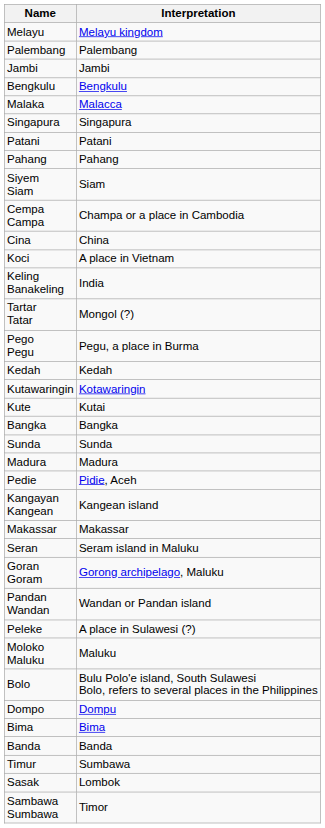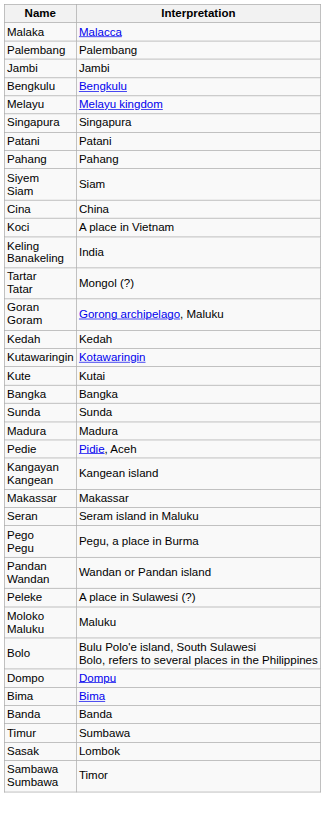rows swapped: (26, 31) <-> (26, 104)
- row: (26, 215)
rows swapped: (20, 346) <-> (25, 572)
